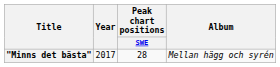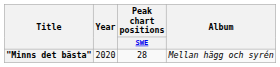(105, 56) 2017 -> (105, 56) 2020
